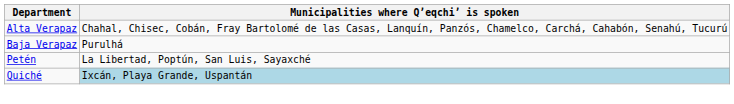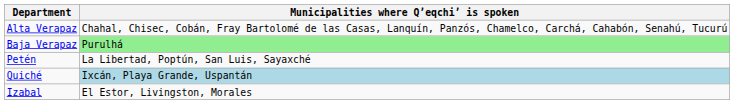(102, 44) no background -> (102, 44) lightgreen background
+ row: (24, 92)
